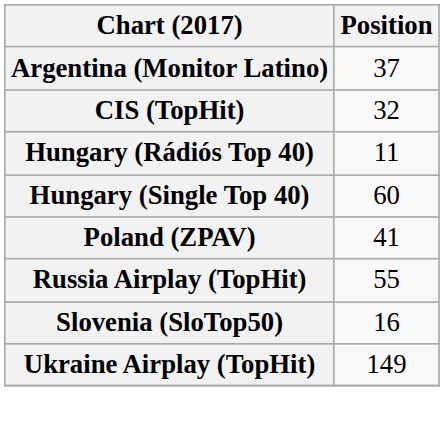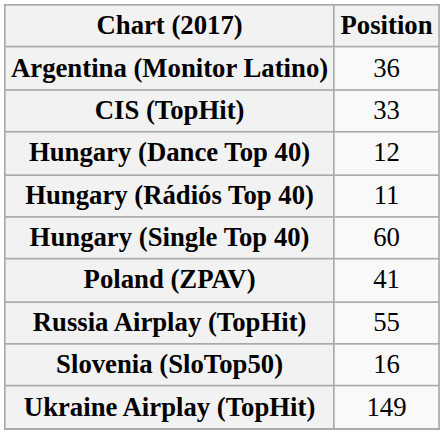(387, 68) 37 -> (387, 68) 36
(387, 110) 32 -> (387, 110) 33
+ row: (170, 152)
